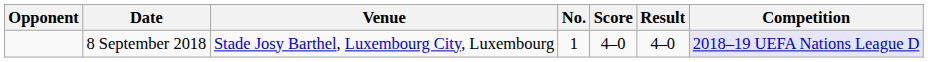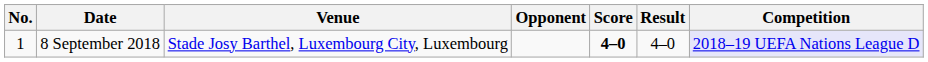columns swapped: (574, 17) <-> (44, 17)
(613, 43) normal -> (613, 43) bold
